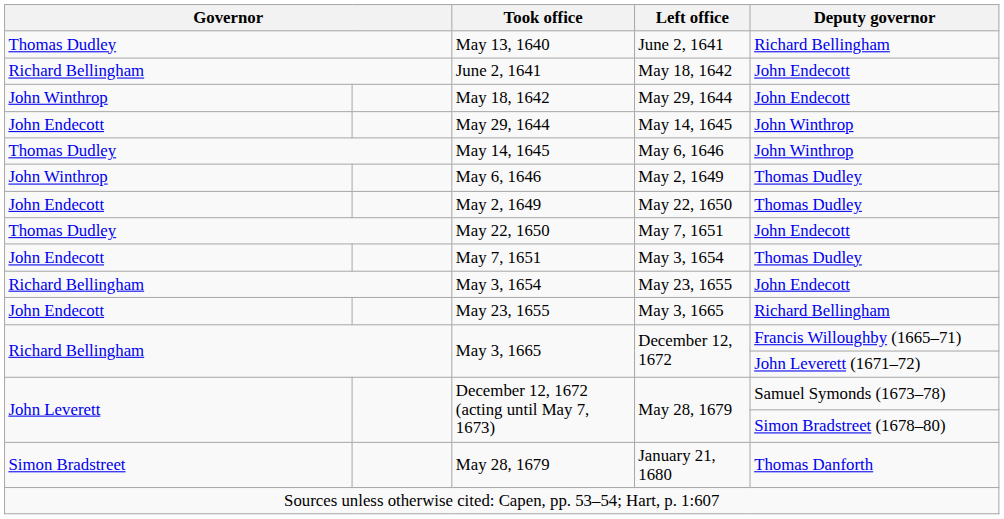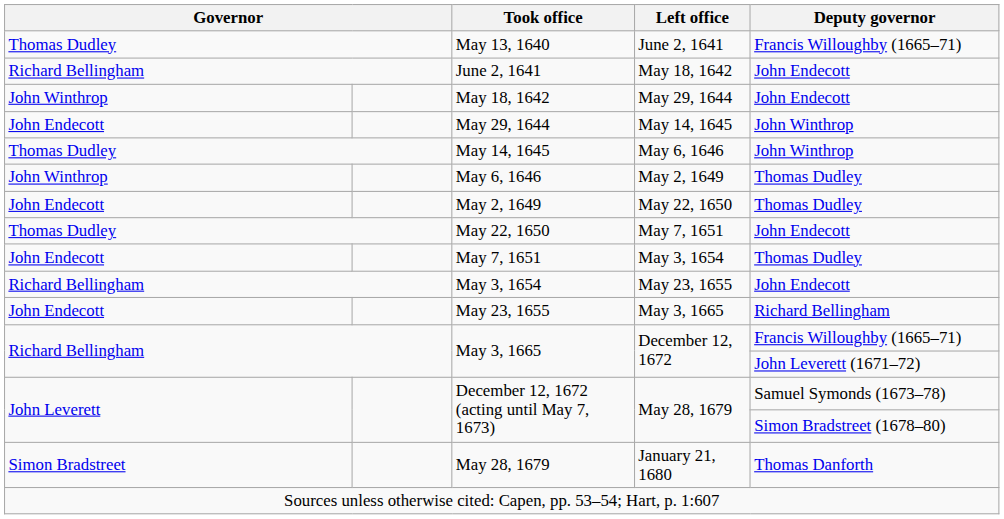(822, 44) Richard Bellingham -> (858, 44) Francis Willoughby (1665–71)
